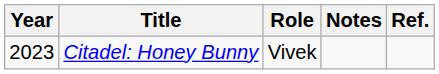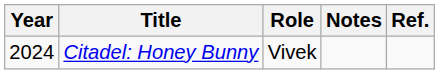(32, 52) 2023 -> (32, 52) 2024
